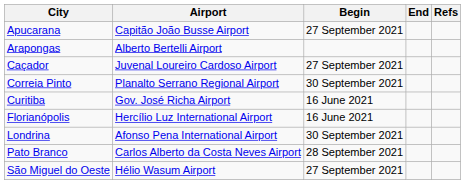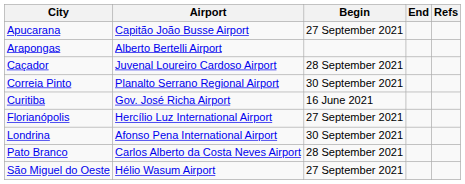(355, 65) 27 September 2021 -> (355, 65) 28 September 2021
(340, 118) 16 June 2021 -> (355, 118) 27 September 2021
